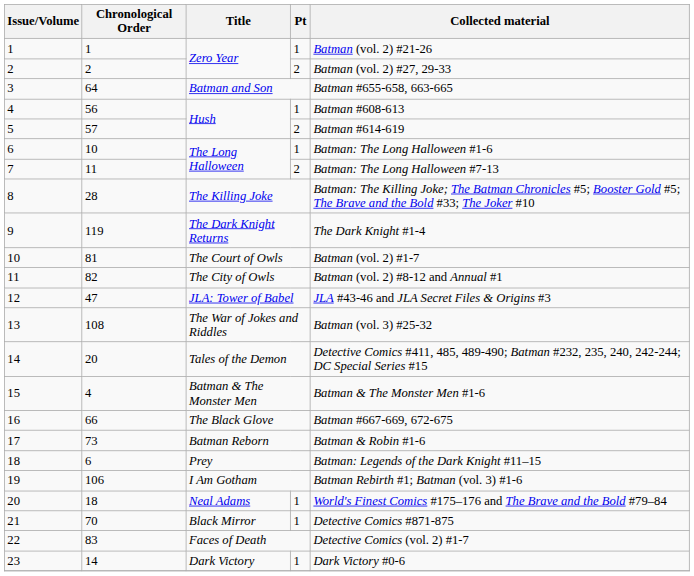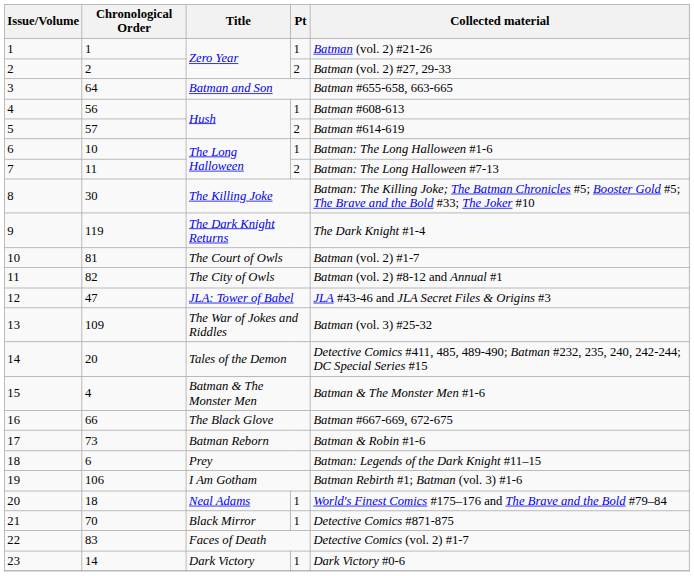(91, 196) 28 -> (91, 196) 30
(94, 324) 108 -> (94, 324) 109
